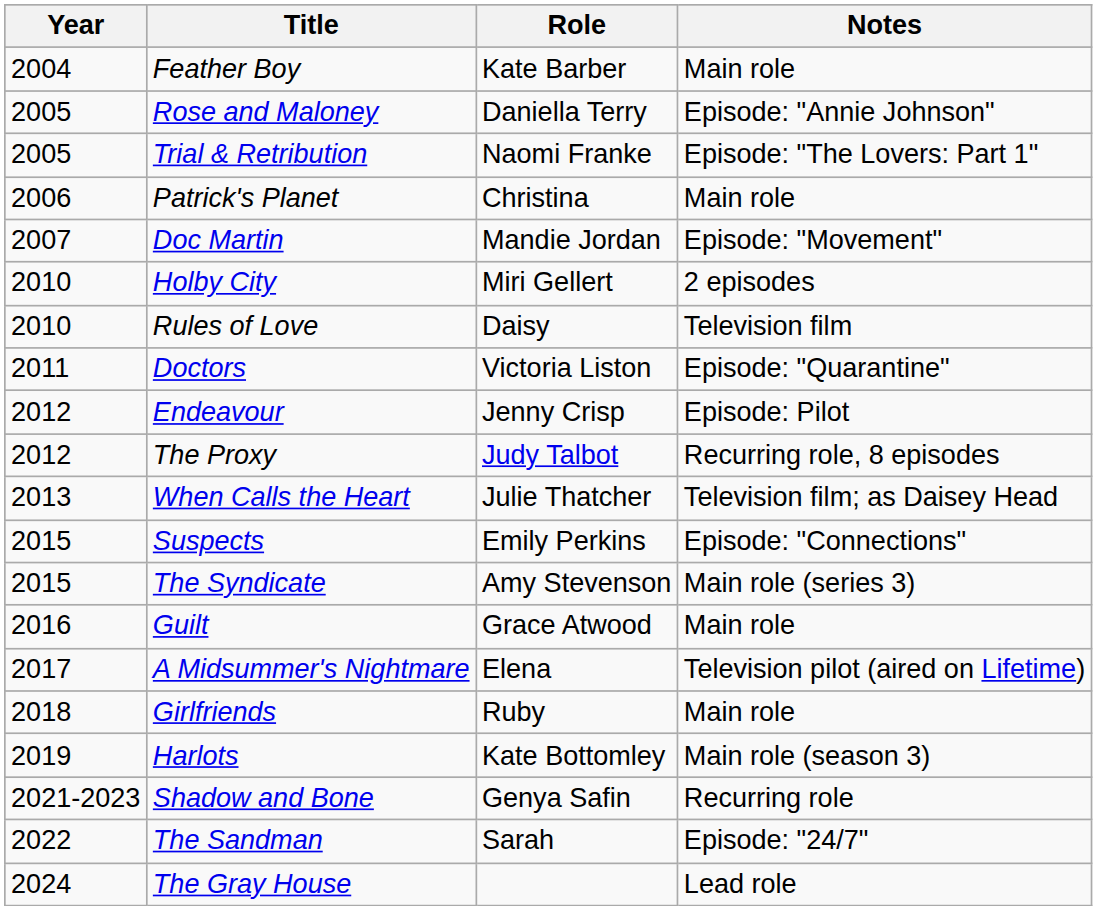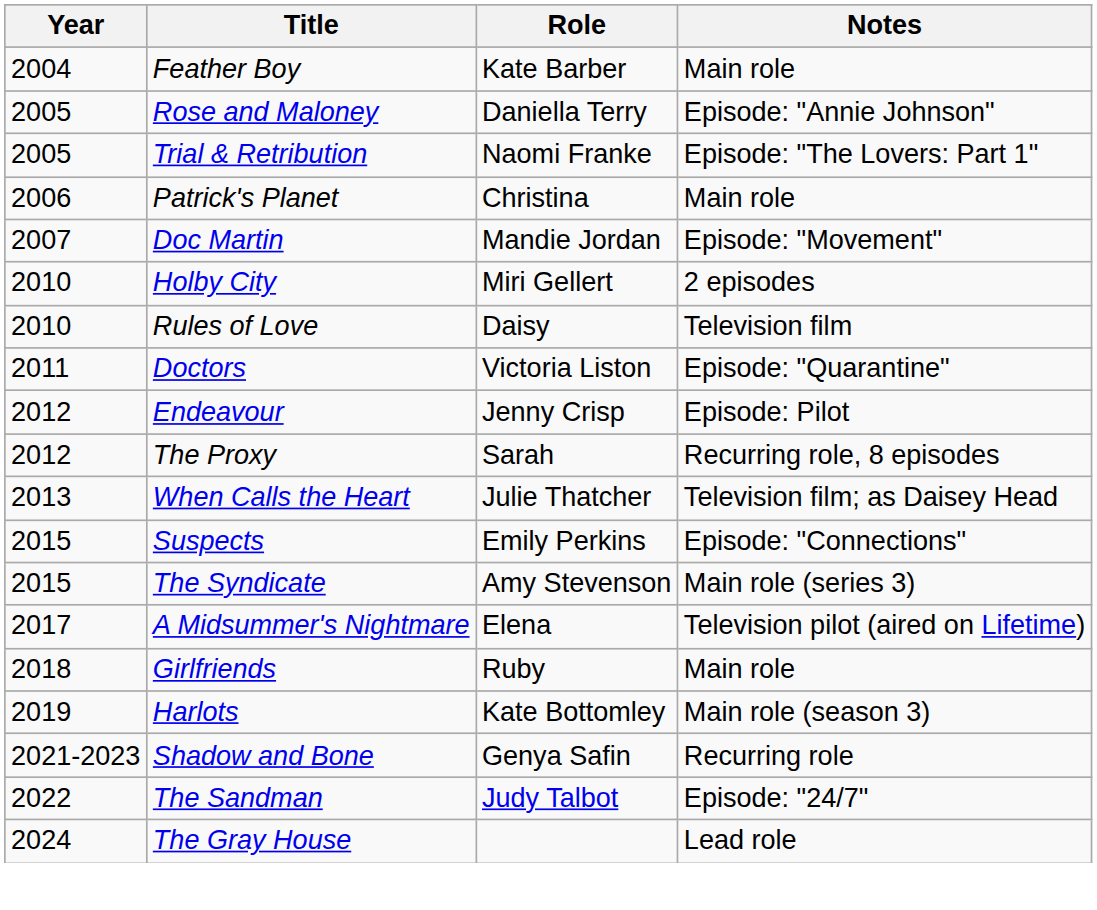(550, 454) Judy Talbot -> (518, 454) Sarah
- row: (181, 626)
(518, 840) Sarah -> (550, 797) Judy Talbot
